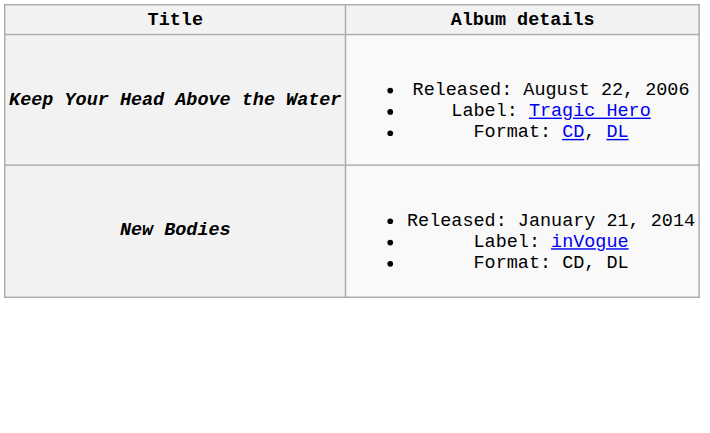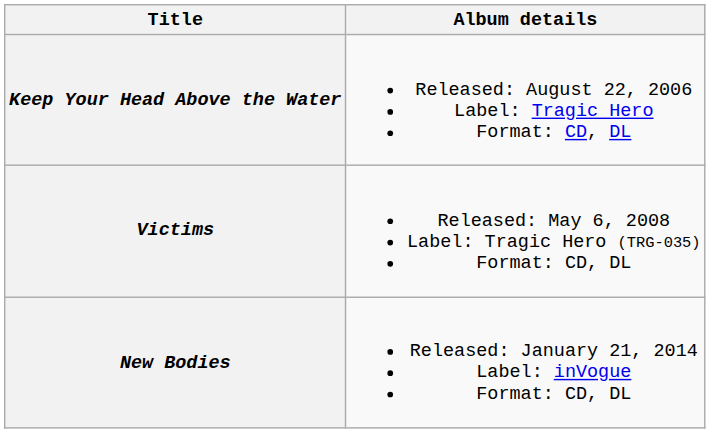+ row: (175, 231)
